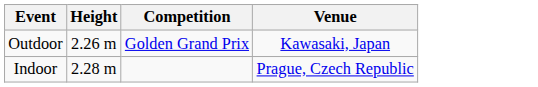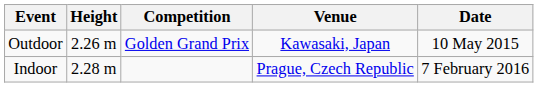+ column: (475, 17)
